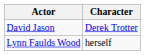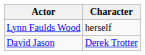rows swapped: (31, 27) <-> (43, 43)
